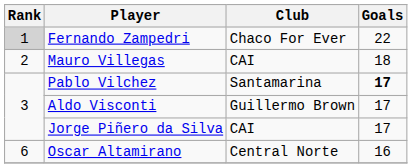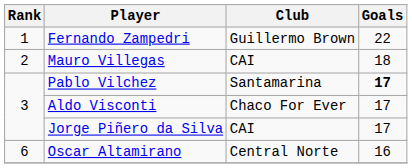(25, 39) lightgrey background -> (25, 39) no background
(288, 39) Chaco For Ever -> (292, 39) Guillermo Brown
(292, 107) Guillermo Brown -> (288, 107) Chaco For Ever
